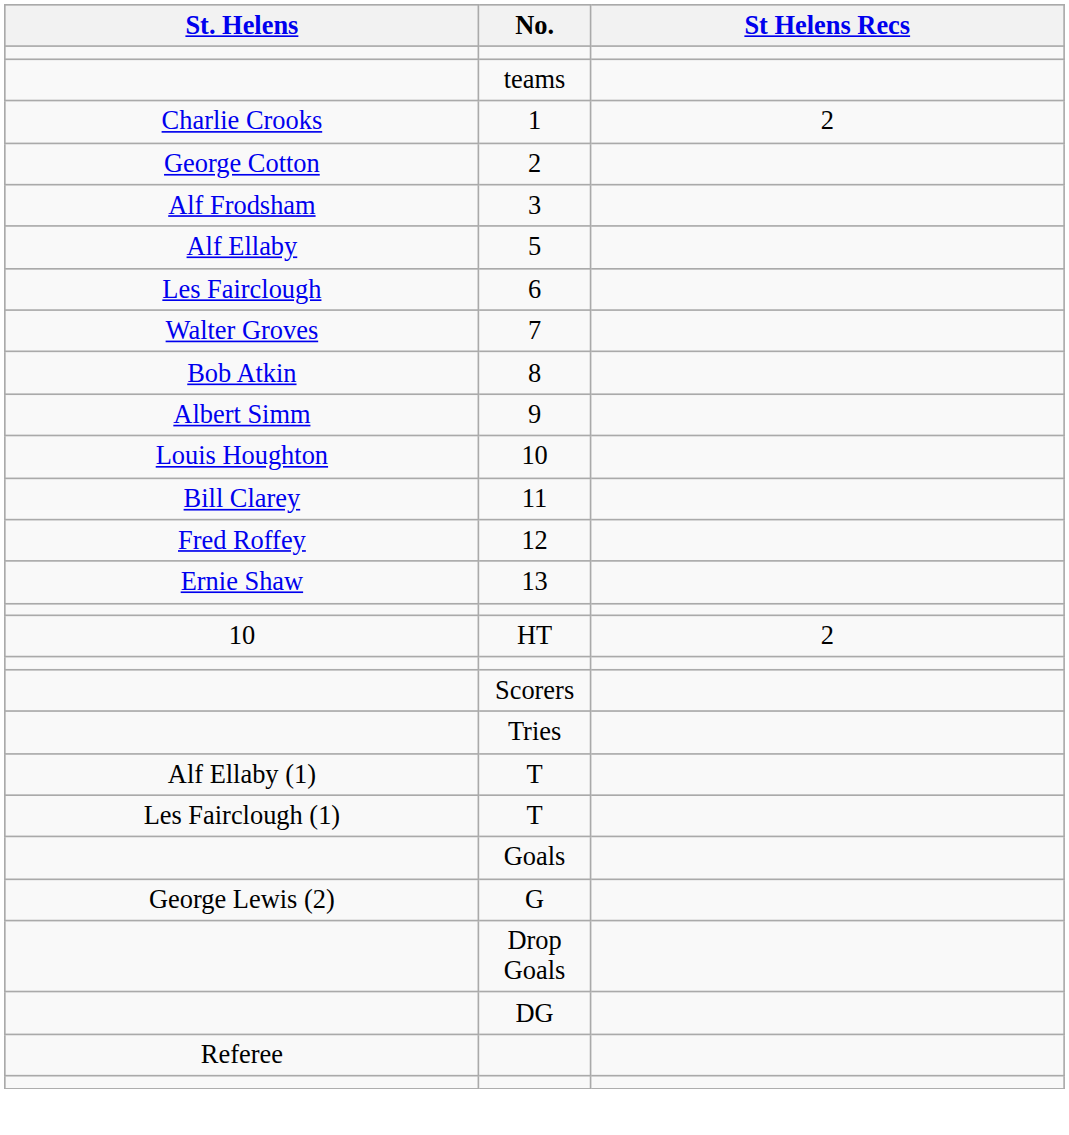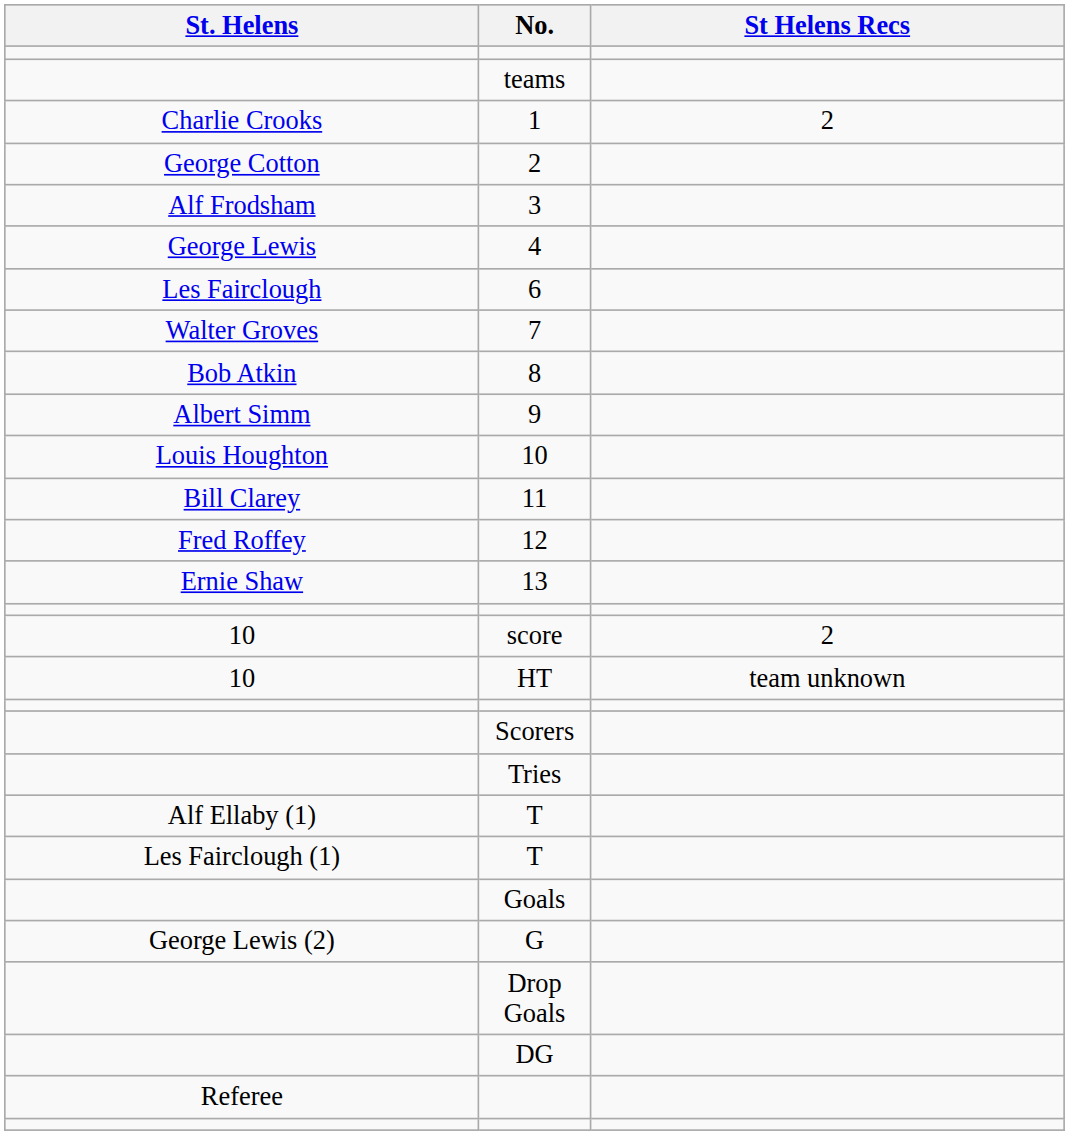+ row: (242, 246)
- row: (242, 246)
+ row: (242, 635)
(827, 635) 2 -> (827, 677) team unknown
